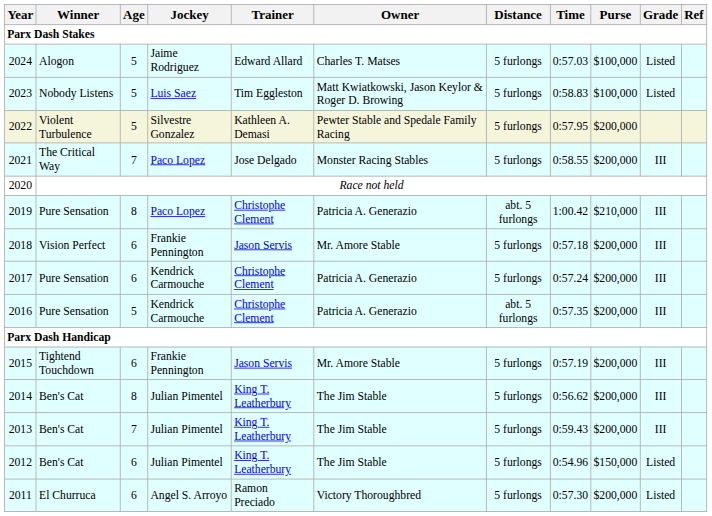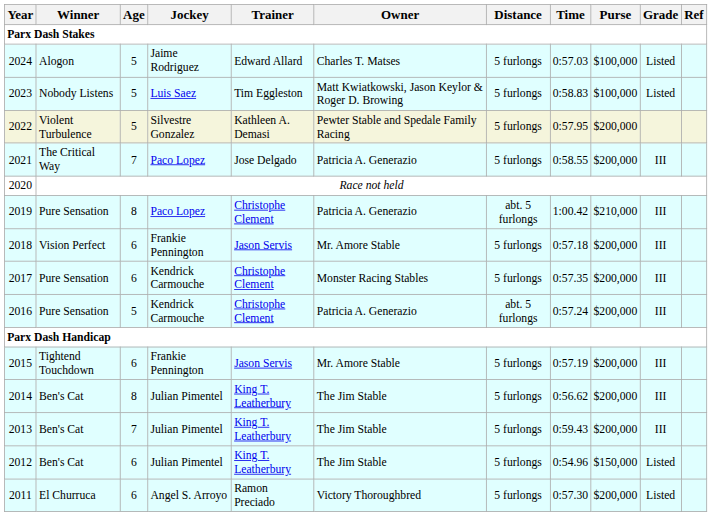(372, 159) Monster Racing Stables -> (367, 159) Patricia A. Generazio
(367, 278) Patricia A. Generazio -> (372, 278) Monster Racing Stables
(570, 278) 0:57.24 -> (570, 278) 0:57.35
(570, 311) 0:57.35 -> (570, 311) 0:57.24
